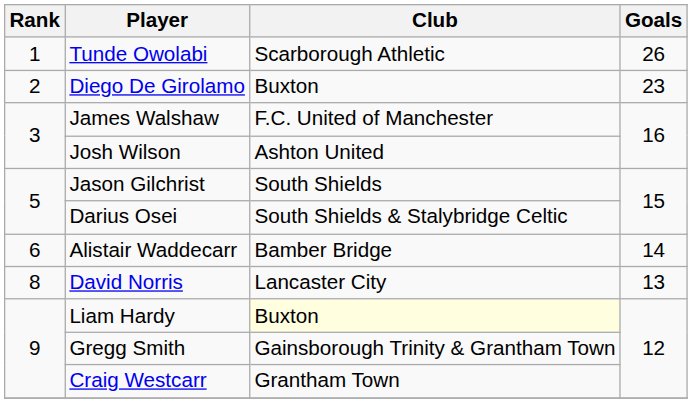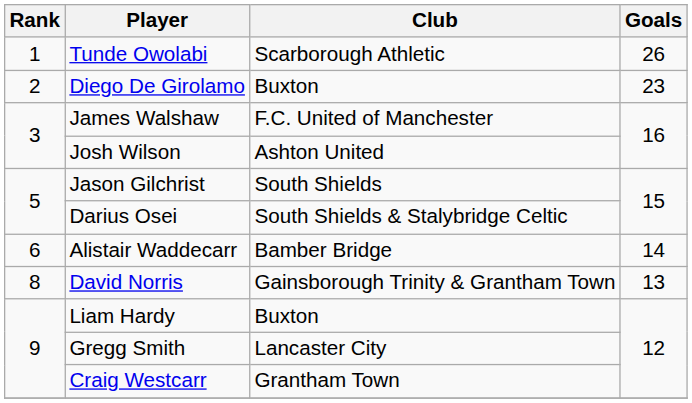(320, 282) Lancaster City -> (435, 282) Gainsborough Trinity & Grantham Town
(287, 315) lightyellow background -> (287, 315) no background
(435, 348) Gainsborough Trinity & Grantham Town -> (320, 348) Lancaster City
